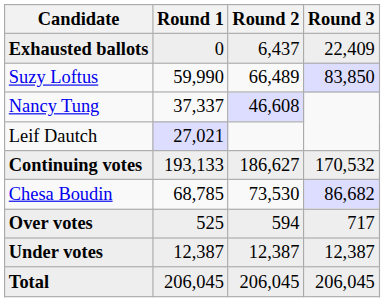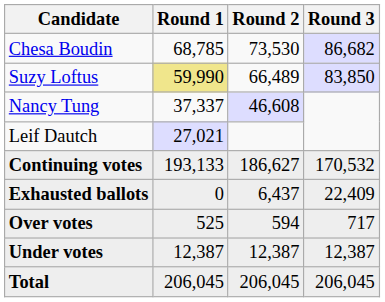rows swapped: (61, 194) <-> (79, 48)
(199, 77) no background -> (199, 77) khaki background
